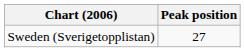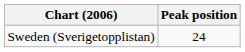(199, 36) 27 -> (199, 36) 24
